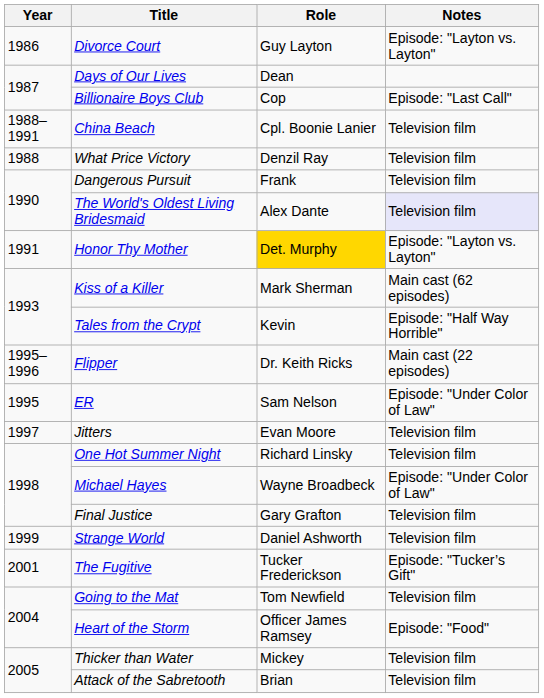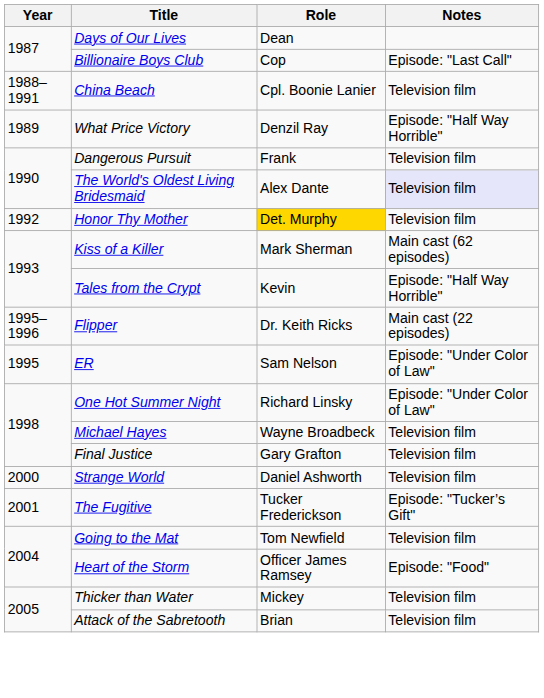- row: (117, 45)
(23, 158) 1988 -> (23, 128) 1989
(432, 158) Television film -> (448, 128) Episode: "Half Way Horrible"
(23, 249) 1991 -> (23, 219) 1992
(452, 249) Episode: "Layton vs. Layton" -> (432, 219) Television film
- row: (93, 432)
(432, 455) Television film -> (458, 402) Episode: "Under Color of Law"
(458, 485) Episode: "Under Color of Law" -> (432, 432) Television film
(23, 537) 1999 -> (23, 477) 2000
